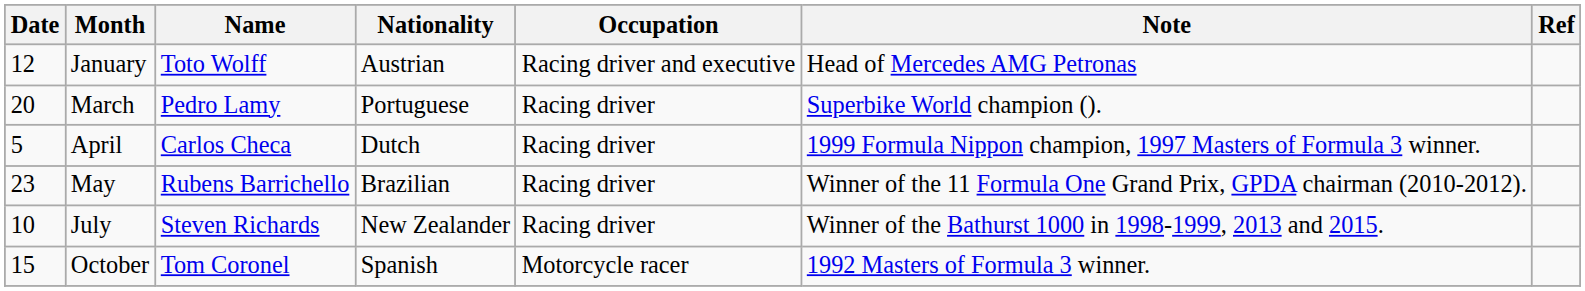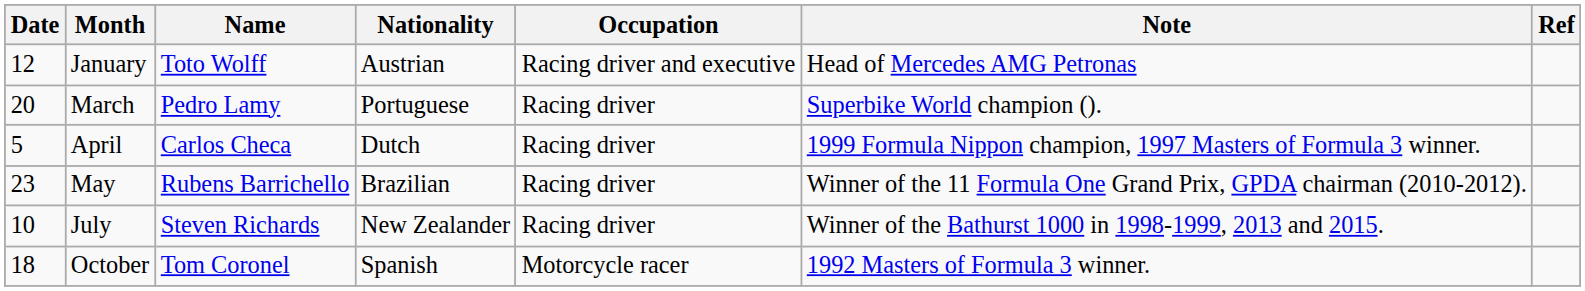(23, 265) 15 -> (23, 265) 18
